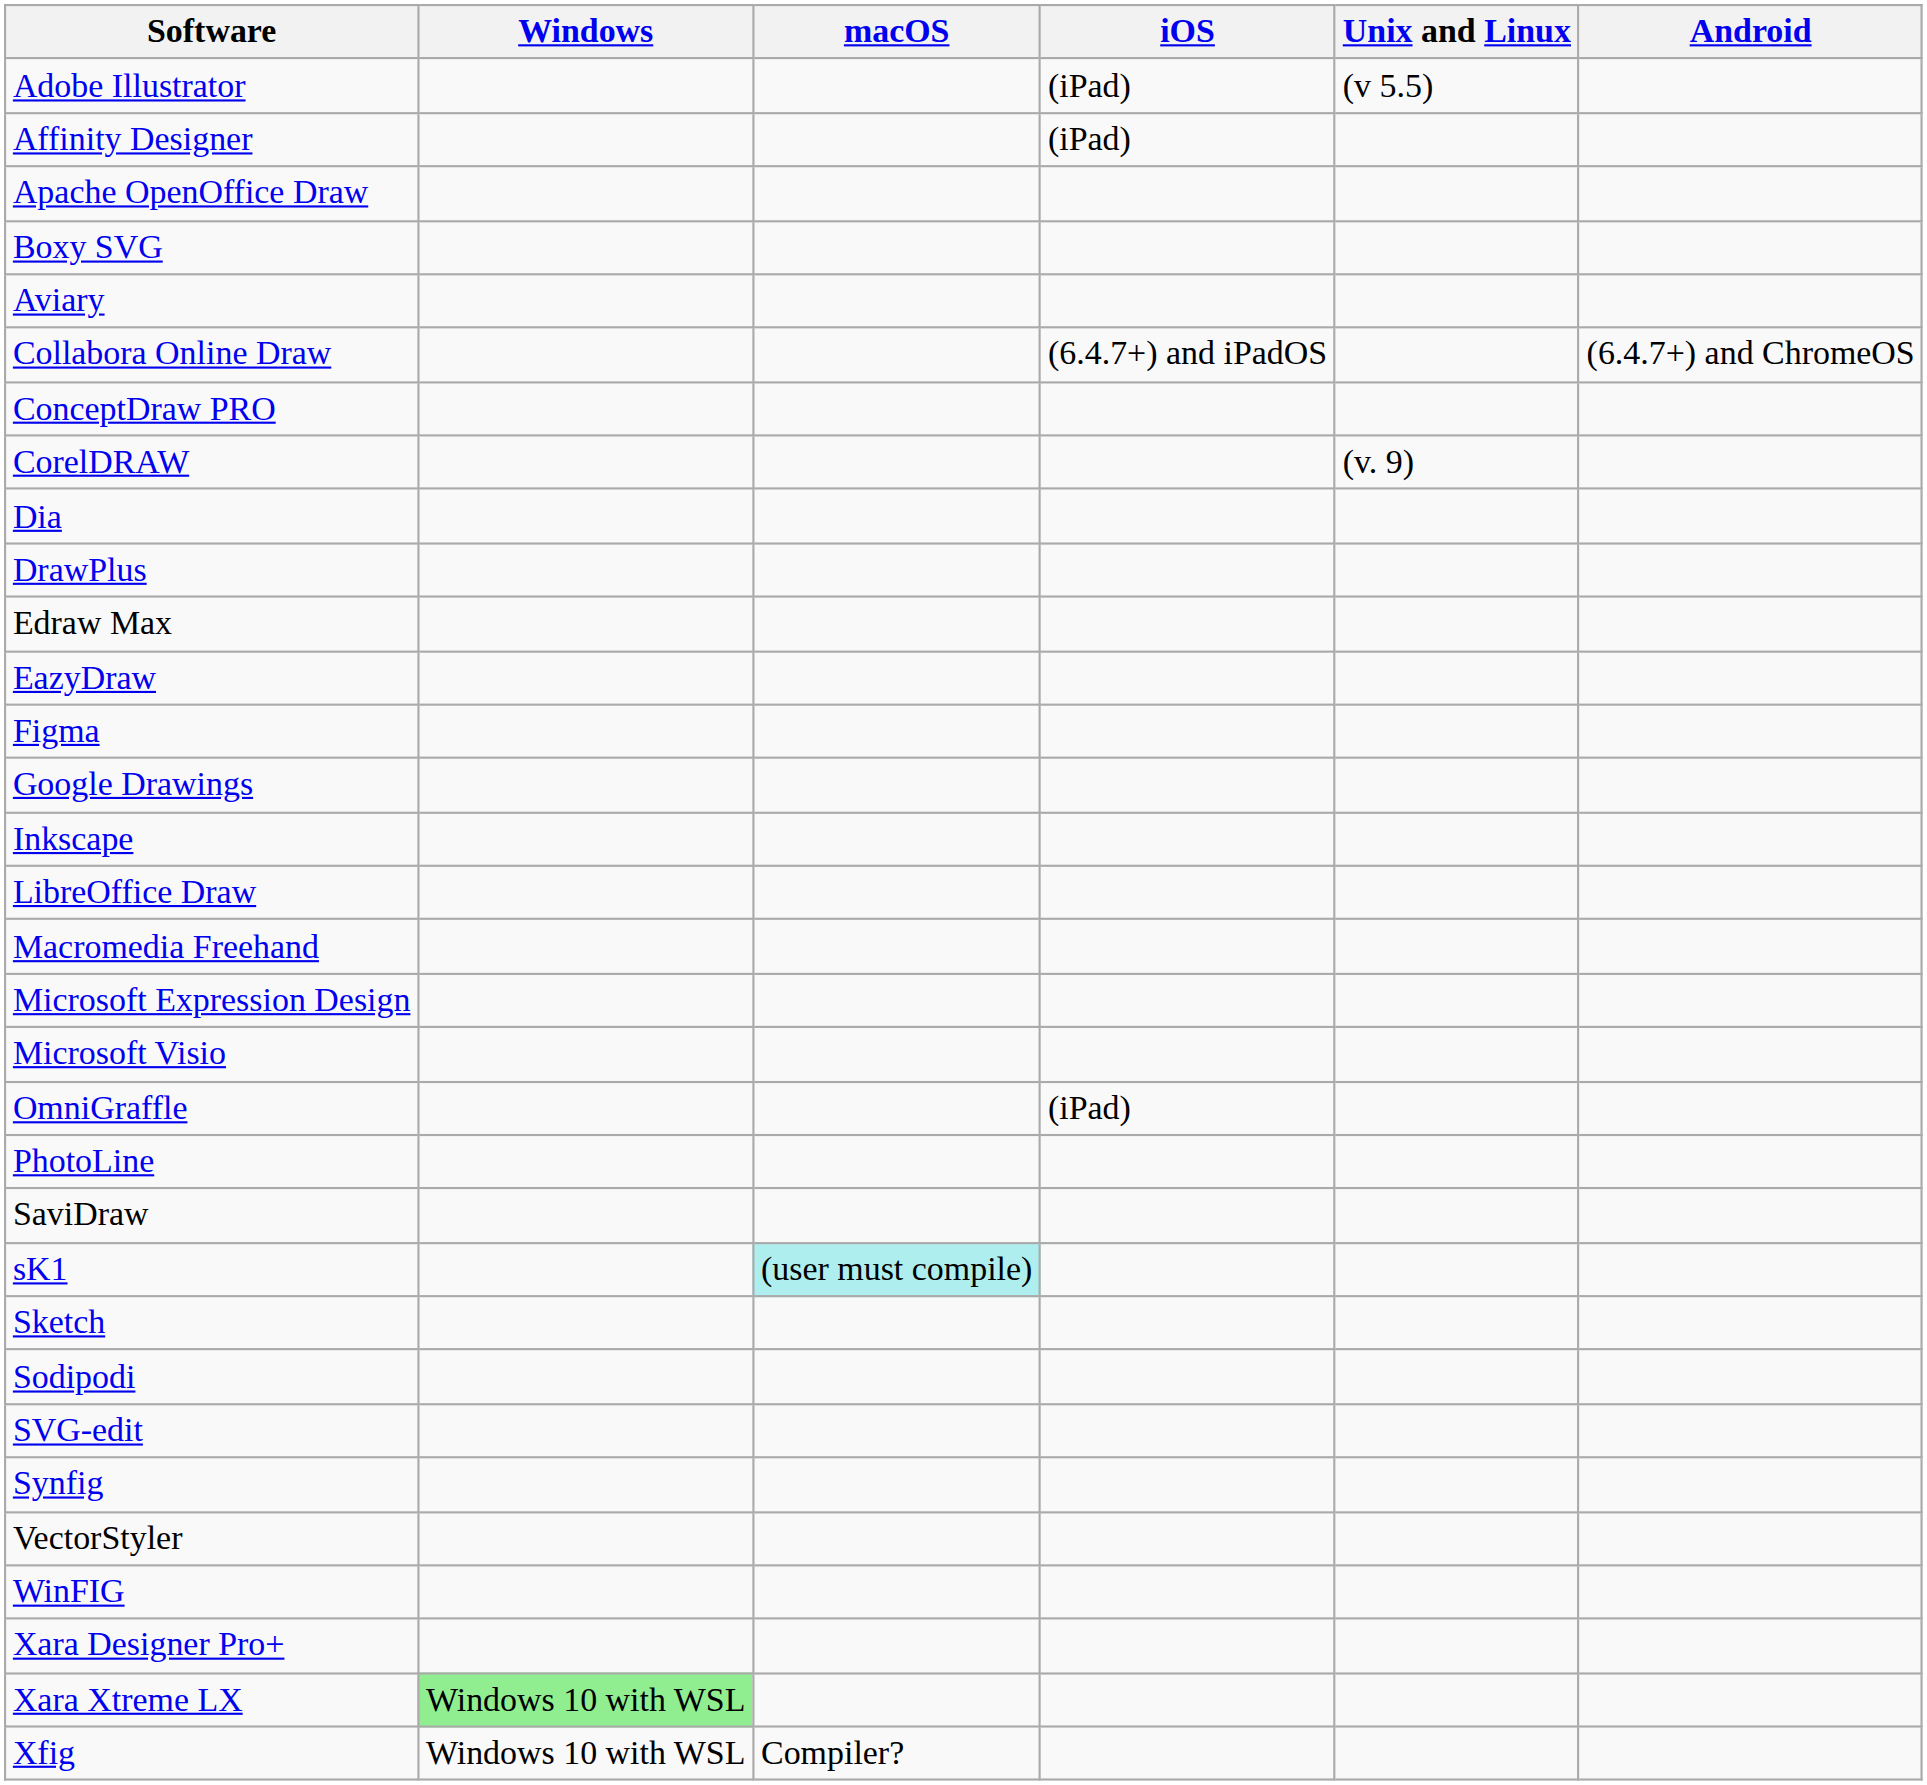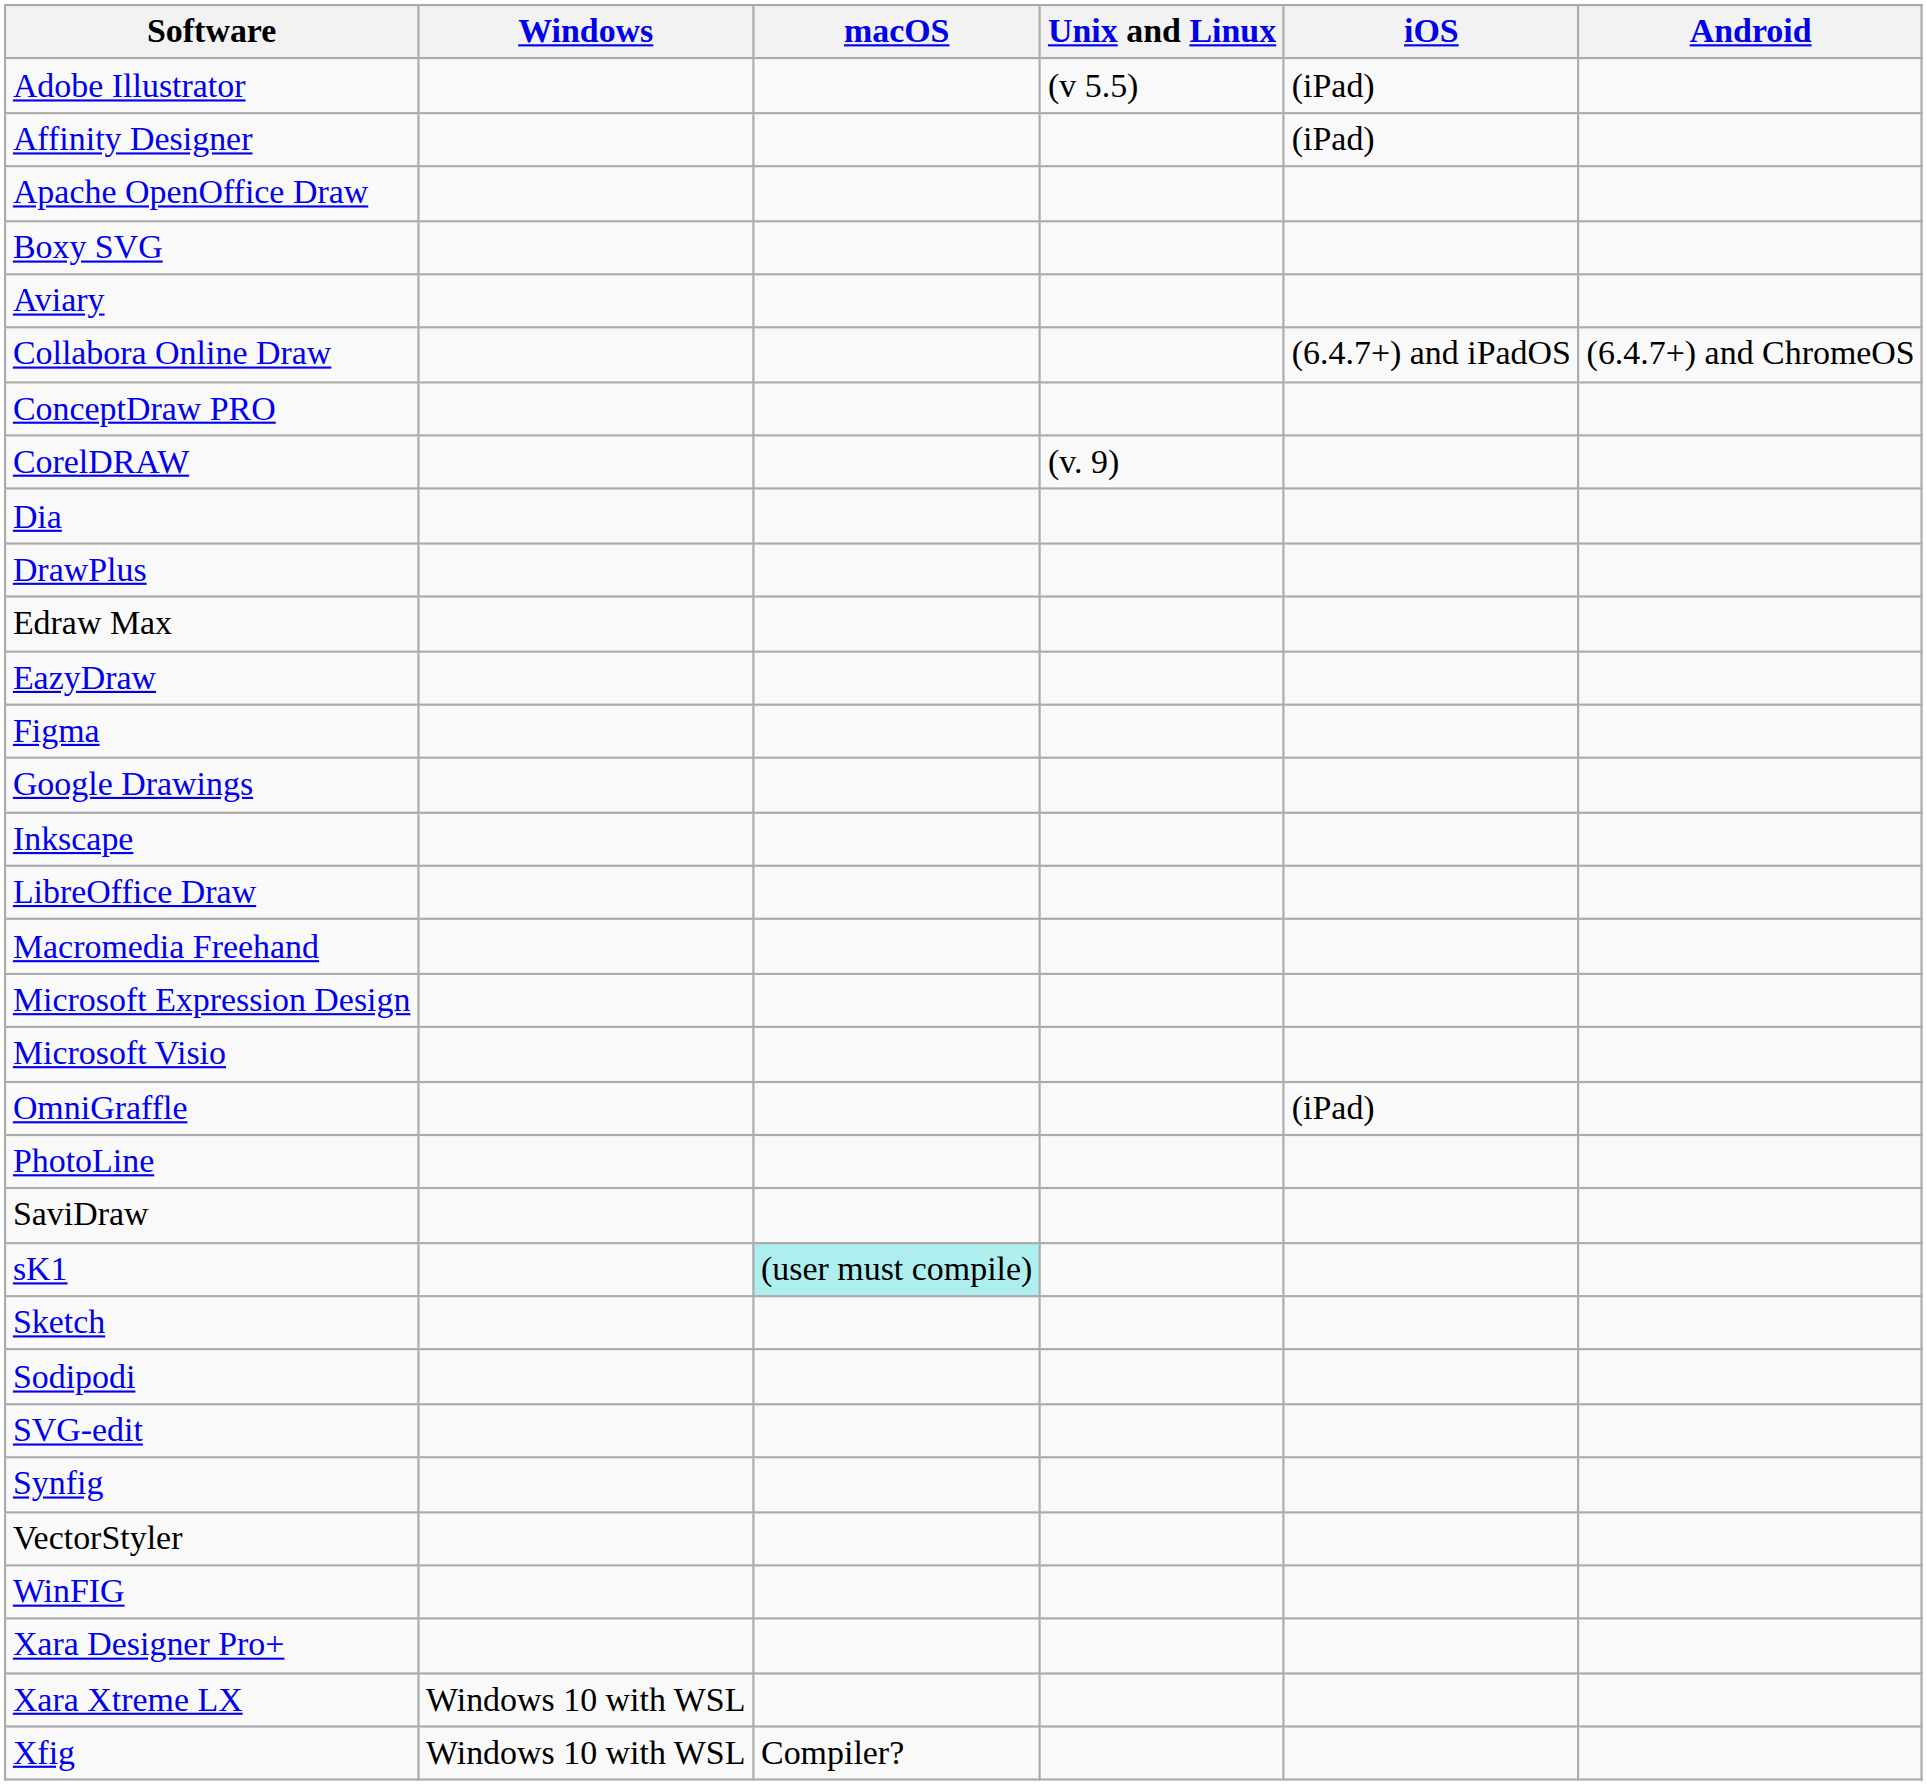columns swapped: (1457, 31) <-> (1188, 31)
(586, 1699) lightgreen background -> (586, 1699) no background
